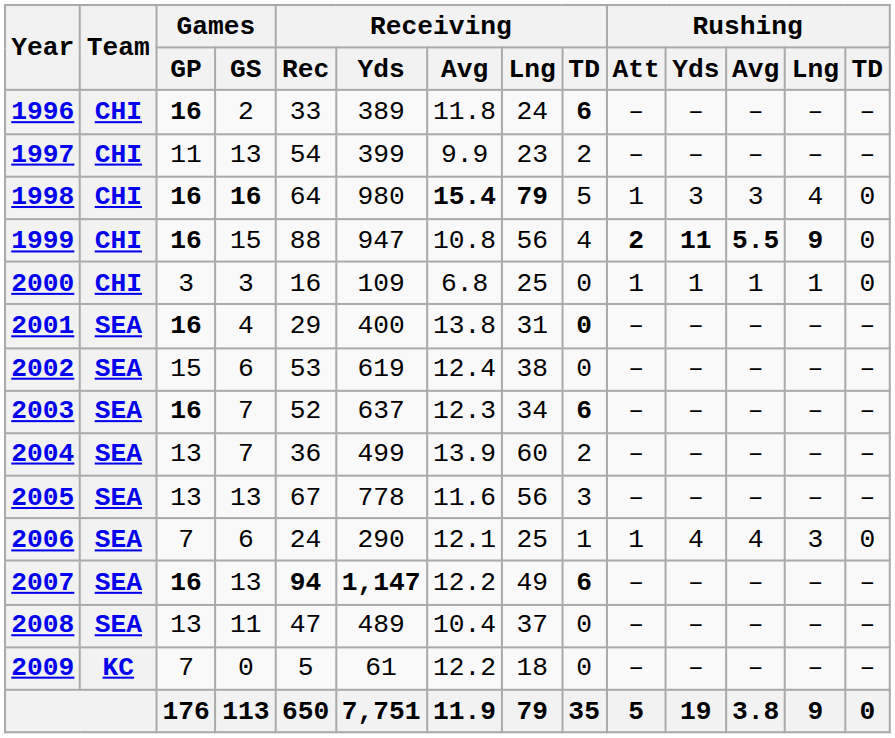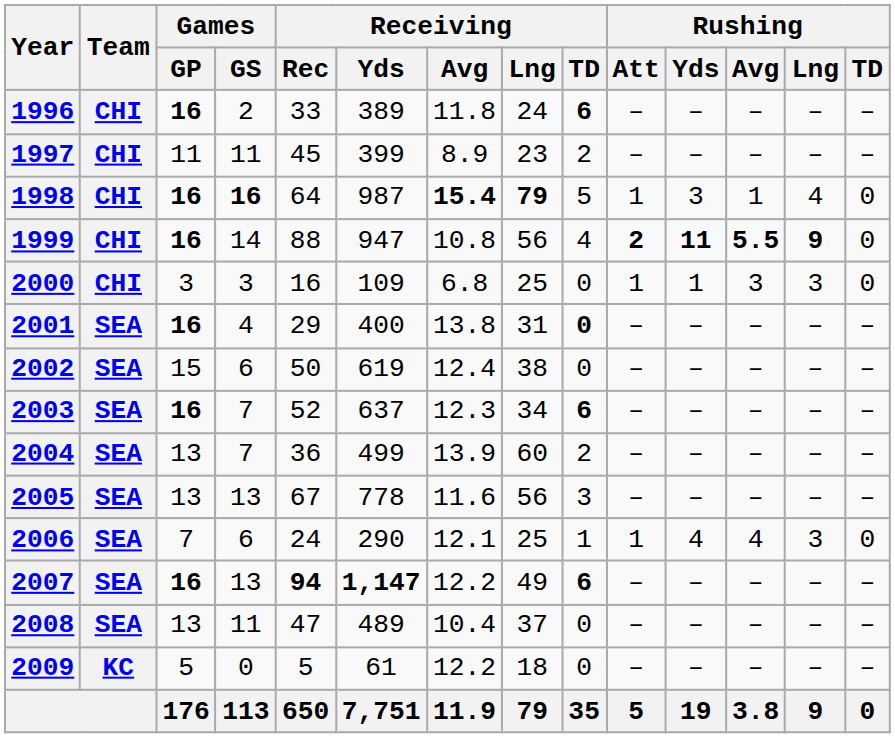(246, 155) 13 -> (246, 155) 11
(306, 155) 54 -> (306, 155) 45
(465, 155) 9.9 -> (465, 155) 8.9
(381, 198) 980 -> (381, 198) 987
(756, 198) 3 -> (756, 198) 1
(246, 240) 15 -> (246, 240) 14
(756, 283) 1 -> (756, 283) 3
(815, 283) 1 -> (815, 283) 3
(306, 369) 53 -> (306, 369) 50
(186, 668) 7 -> (186, 668) 5
